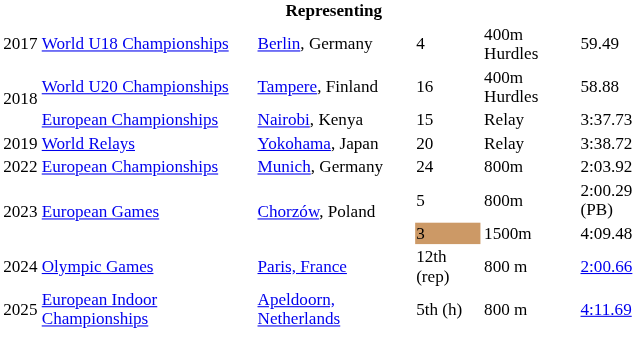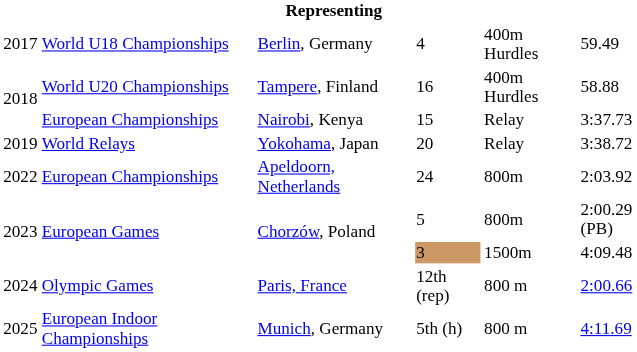(320, 167) Munich, Germany -> (299, 176) Apeldoorn, Netherlands
(299, 309) Apeldoorn, Netherlands -> (320, 328) Munich, Germany
